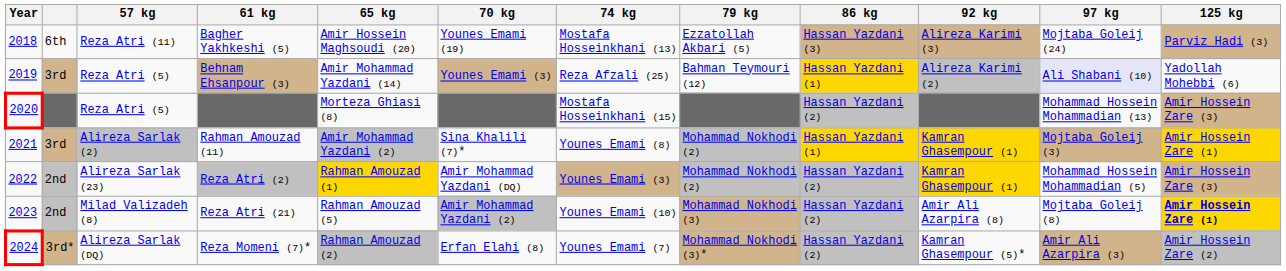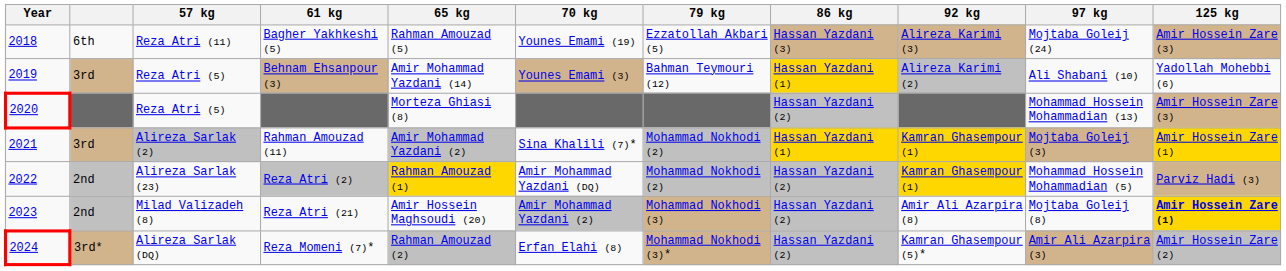- column: (618, 14)
(368, 41) Amir Hossein Maghsoudi (20) -> (441, 41) Rahman Amouzad (5)
(1216, 41) Parviz Hadi (3) -> (1217, 41) Amir Hossein Zare (3)
(1097, 76) lavender background -> (1084, 76) no background
(1207, 179) Amir Hossein Zare (3) -> (1208, 179) Parviz Hadi (3)
(370, 213) Rahman Amouzad (5) -> (439, 213) Amir Hossein Maghsoudi (20)
